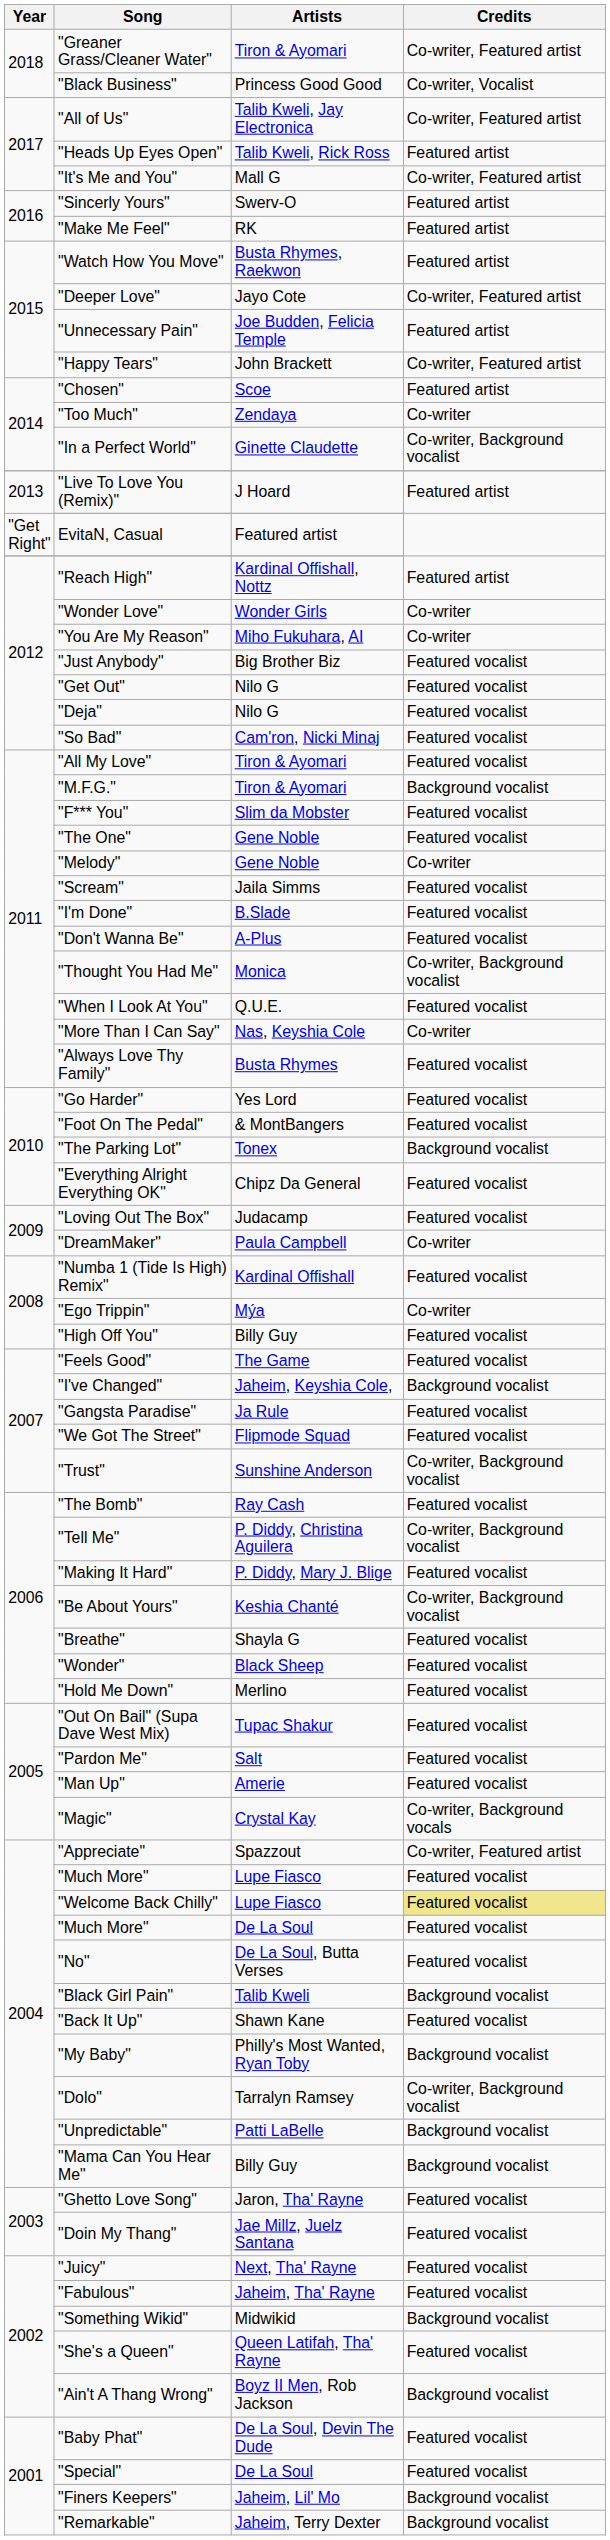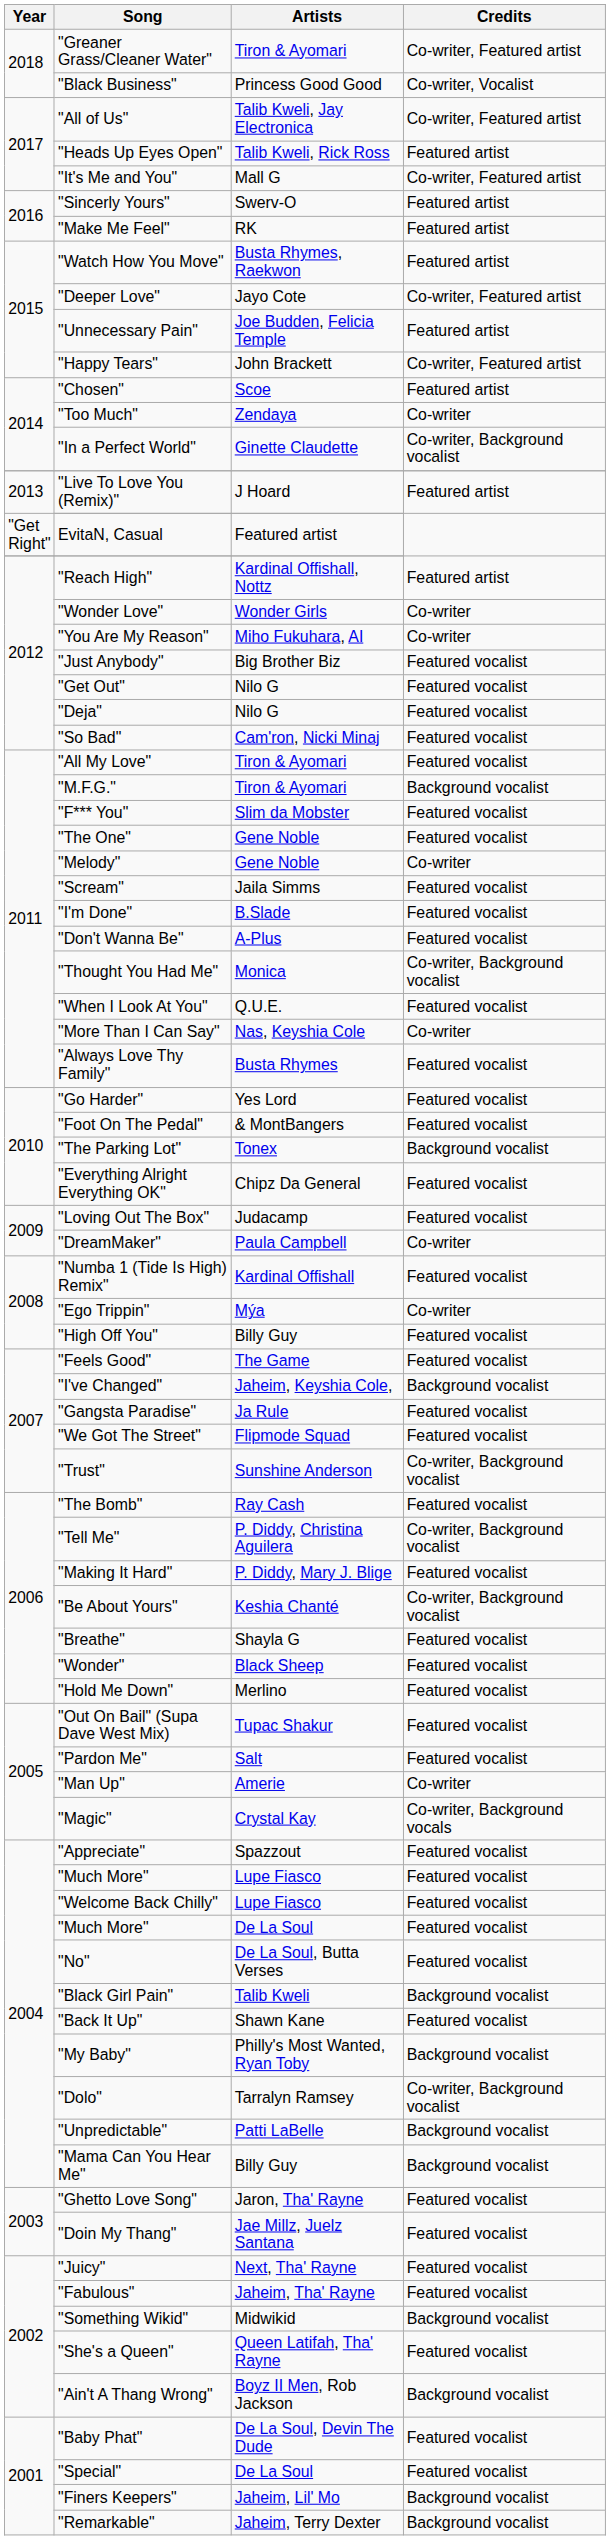(467, 1784) Featured vocalist -> (439, 1784) Co-writer
(494, 1852) Co-writer, Featured artist -> (467, 1852) Featured vocalist
(467, 1902) khaki background -> (467, 1902) no background
